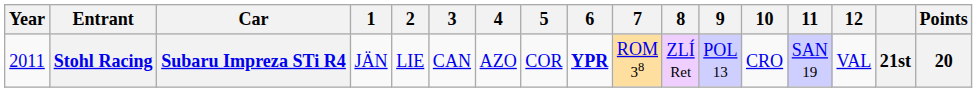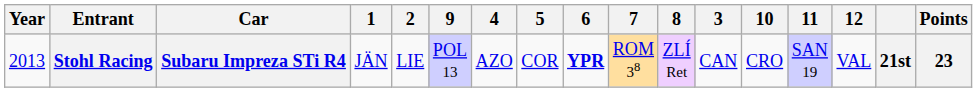columns swapped: (452, 19) <-> (720, 19)
(27, 59) 2011 -> (27, 59) 2013
(944, 59) 20 -> (944, 59) 23
